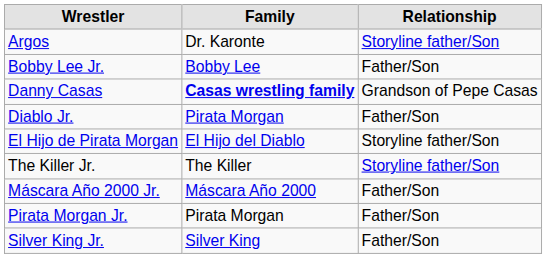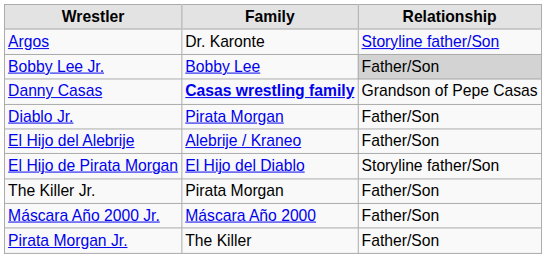(400, 66) no background -> (400, 66) lightgrey background
+ row: (71, 141)
(218, 166) The Killer -> (235, 191) Pirata Morgan
(430, 166) Storyline father/Son -> (400, 191) Father/Son
(235, 215) Pirata Morgan -> (218, 240) The Killer
- row: (56, 240)
